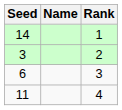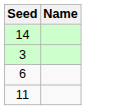- column: (99, 14)
